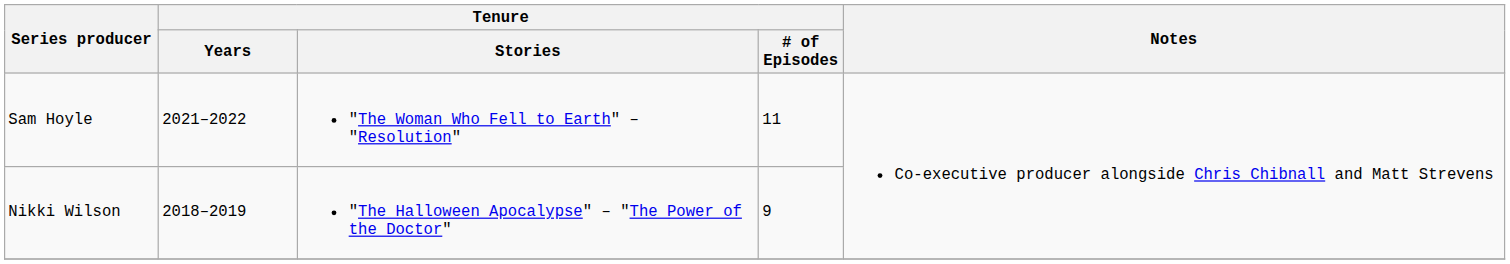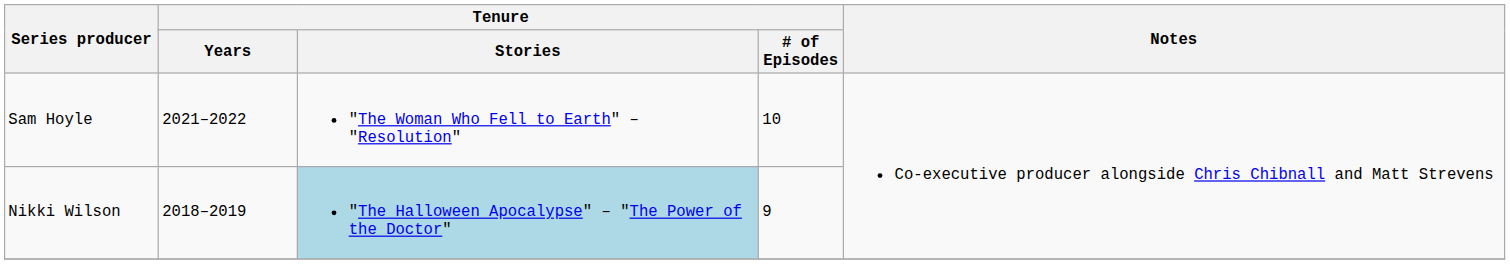(772, 120) 11 -> (772, 120) 10
(528, 221) no background -> (528, 221) lightblue background
